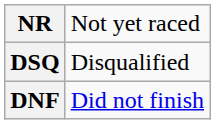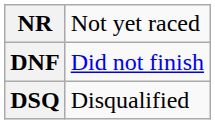rows swapped: (35, 99) <-> (35, 61)
